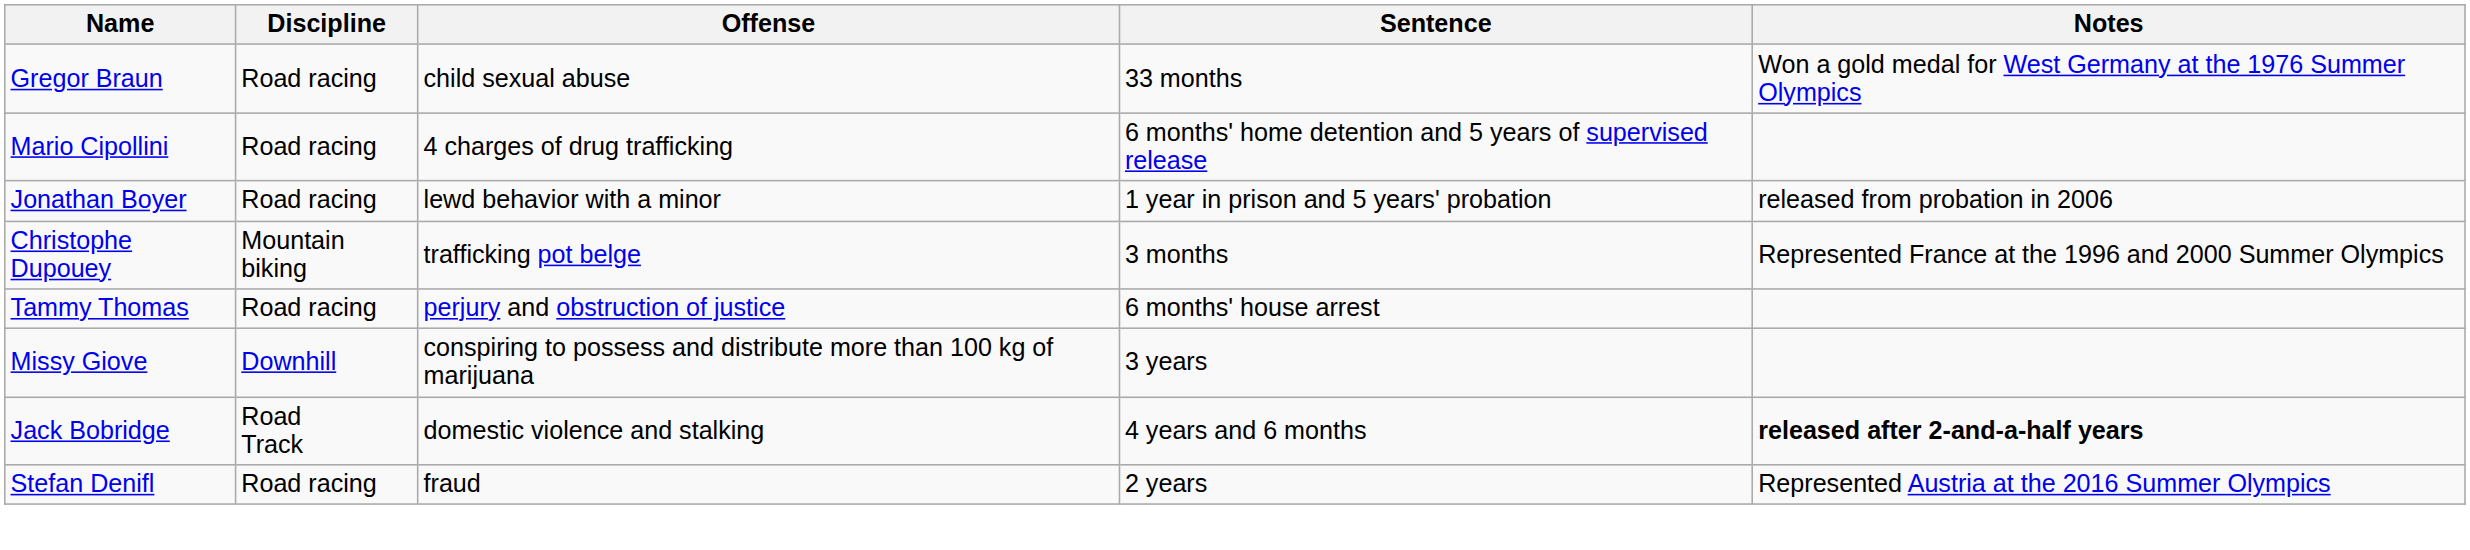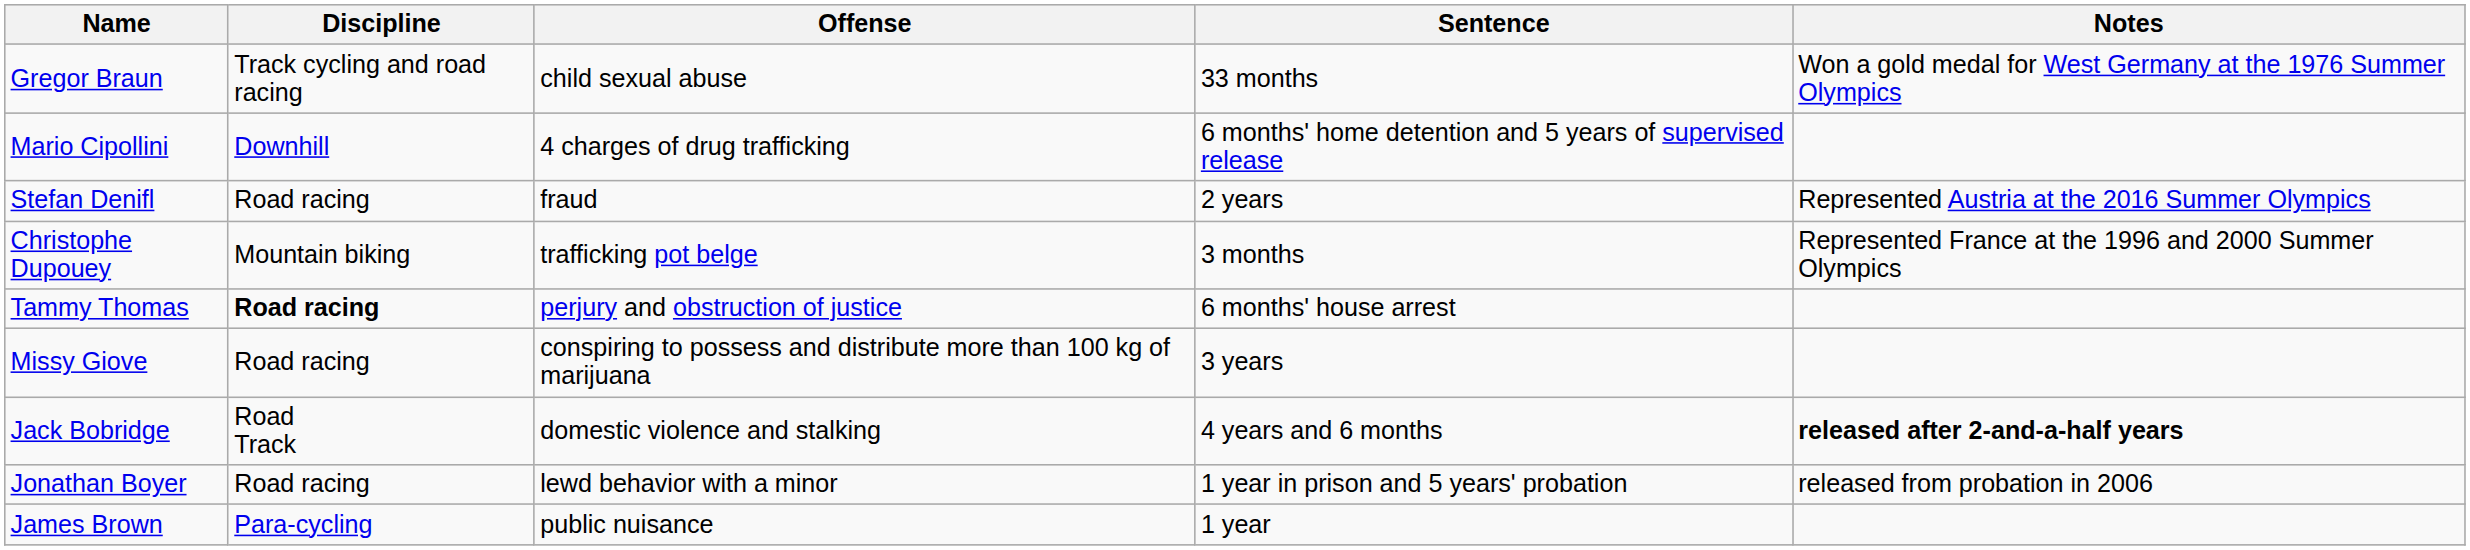(309, 78) Road racing -> (360, 78) Track cycling and road racing
(309, 146) Road racing -> (282, 146) Downhill
rows swapped: (82, 484) <-> (99, 200)
(309, 308) normal -> (307, 308) bold
(289, 362) Downhill -> (302, 362) Road racing
+ row: (87, 524)
